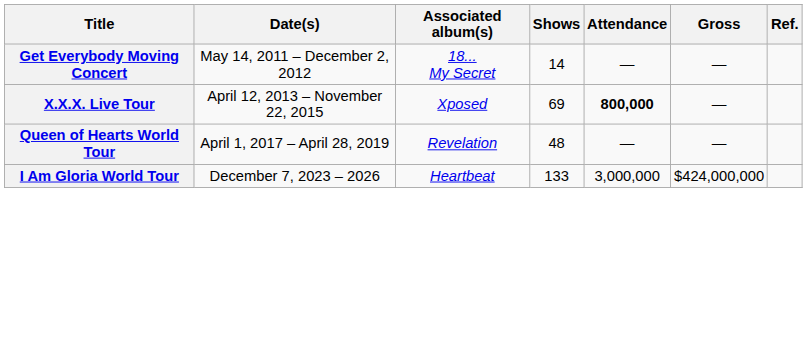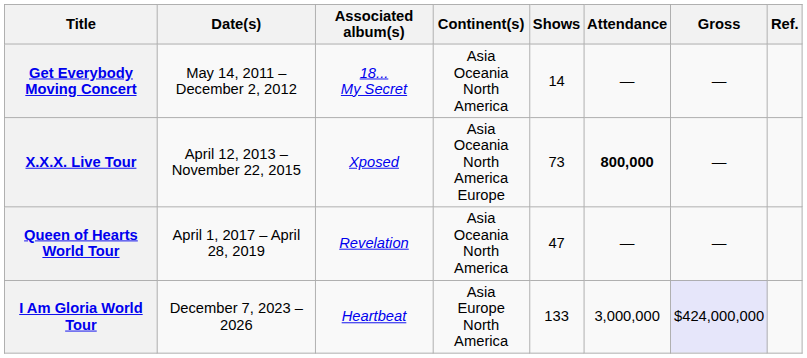+ column: (481, 24)
(557, 104) 69 -> (557, 162) 73
(557, 144) 48 -> (557, 243) 47
(719, 175) no background -> (719, 316) lavender background
